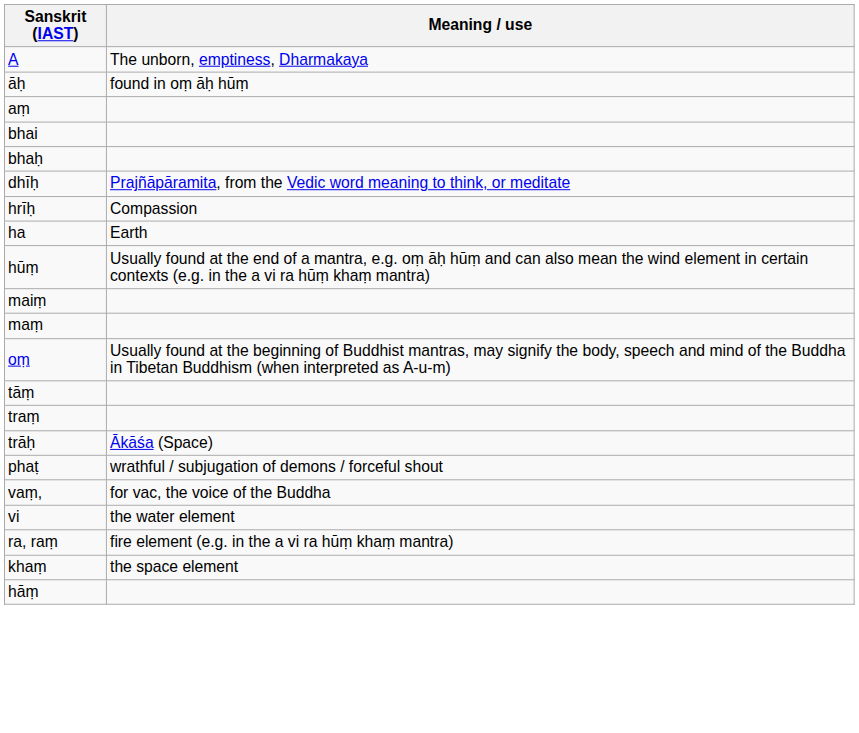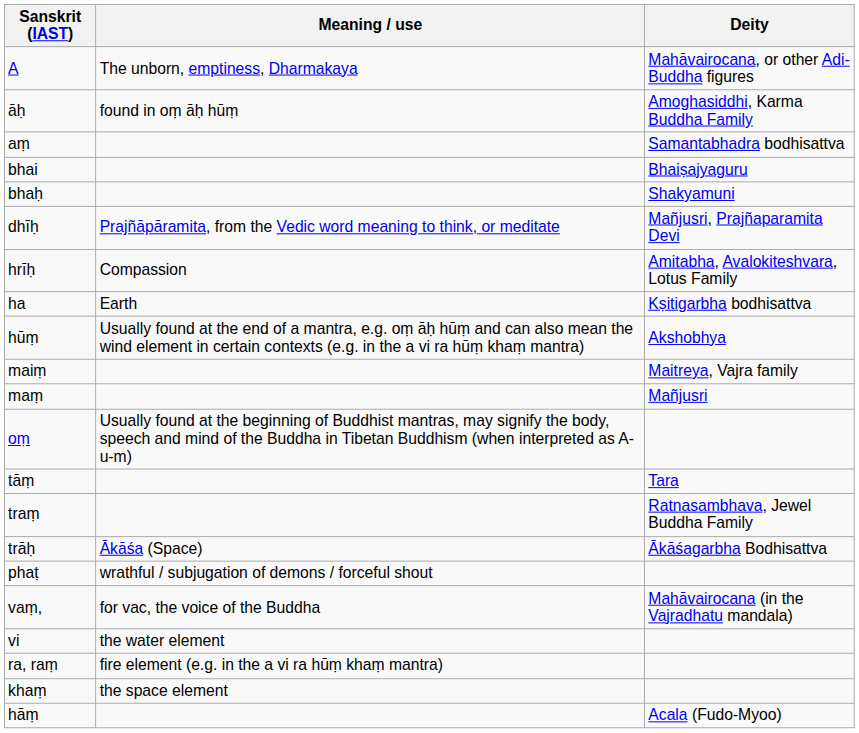+ column: (749, 25)
